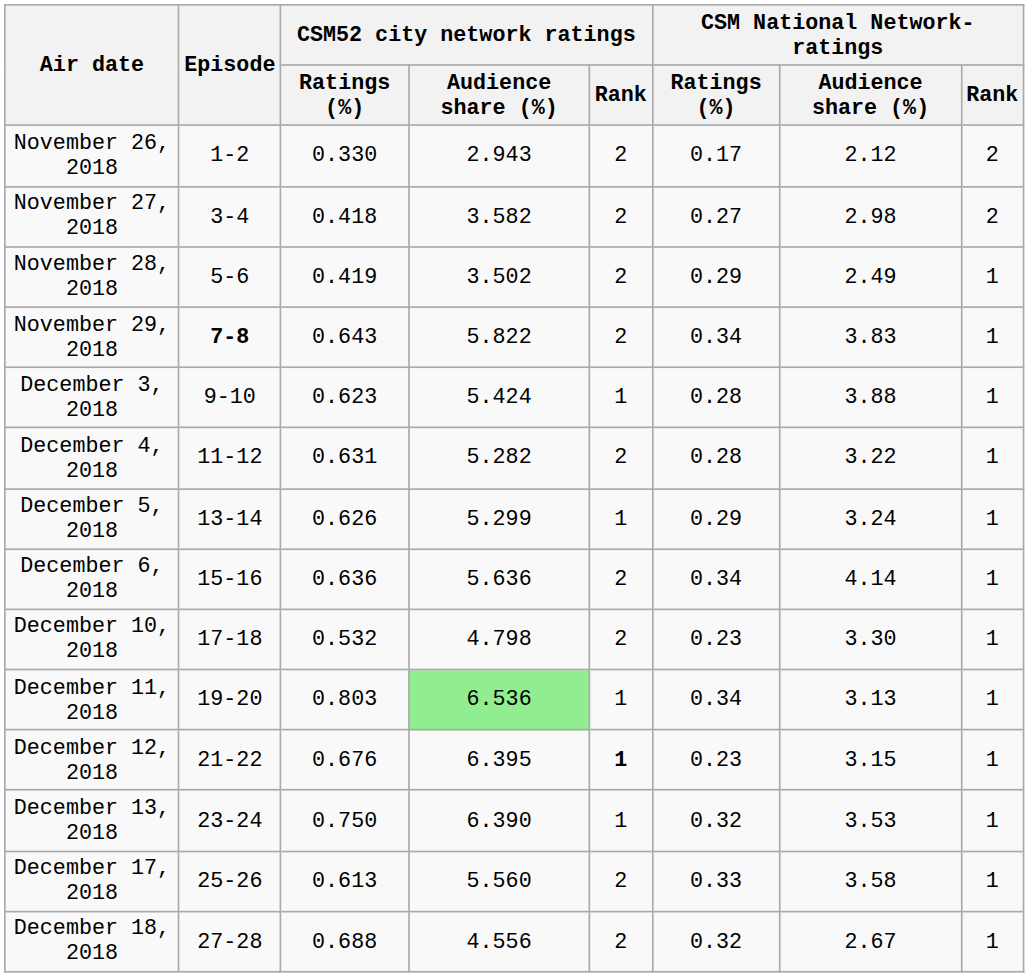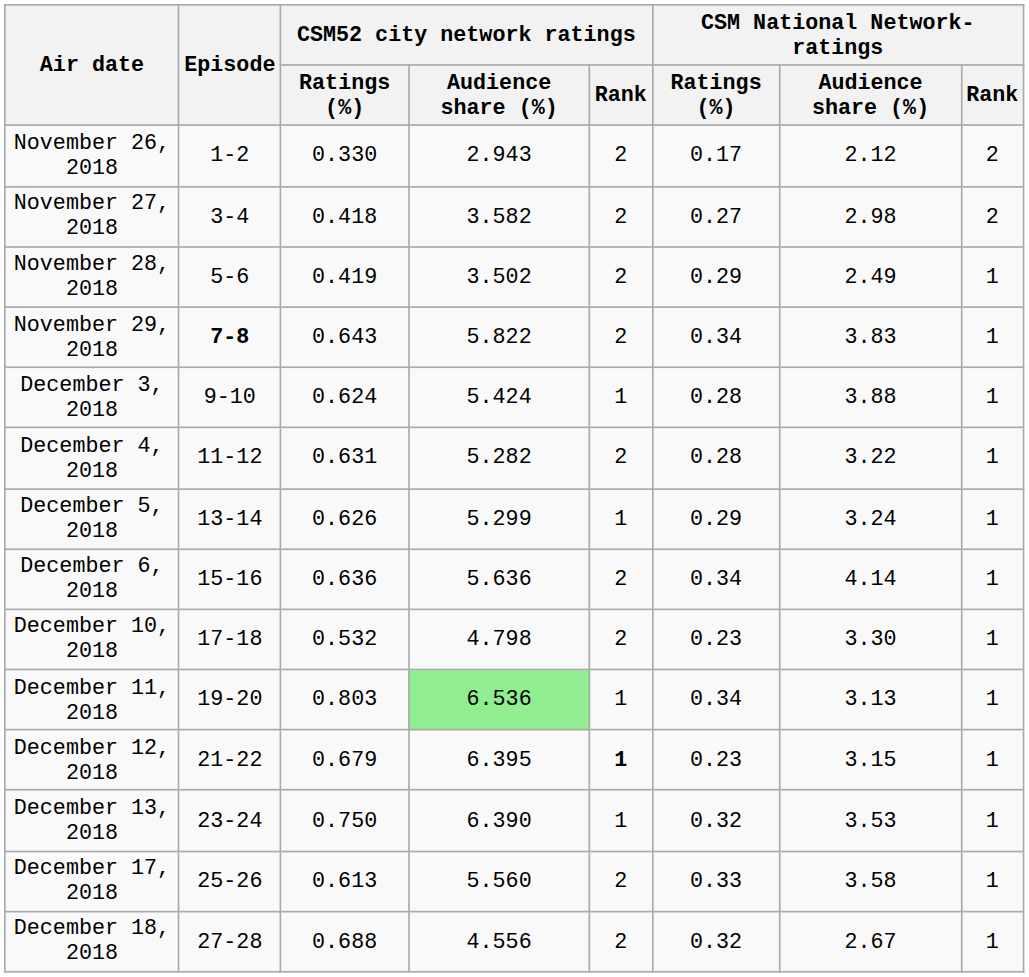(345, 398) 0.623 -> (345, 398) 0.624
(345, 760) 0.676 -> (345, 760) 0.679
